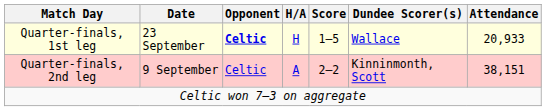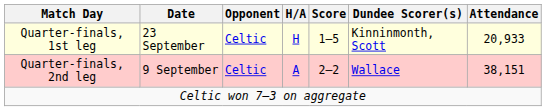(246, 39) bold -> (246, 39) normal
(376, 39) Wallace -> (393, 39) Kinninmonth, Scott
(393, 71) Kinninmonth, Scott -> (376, 71) Wallace
